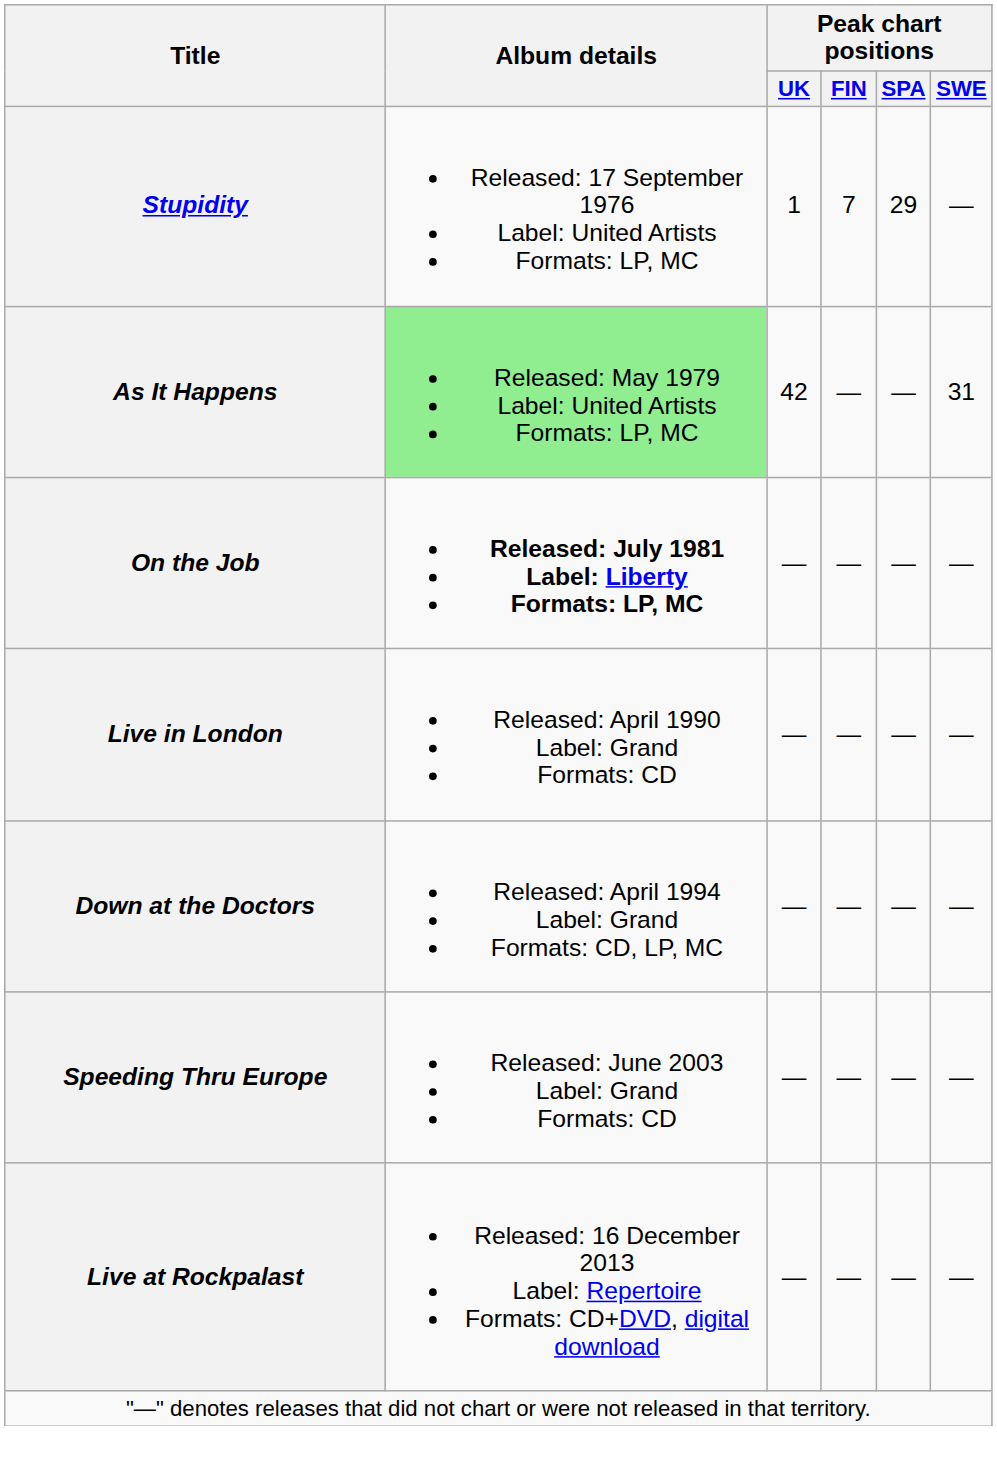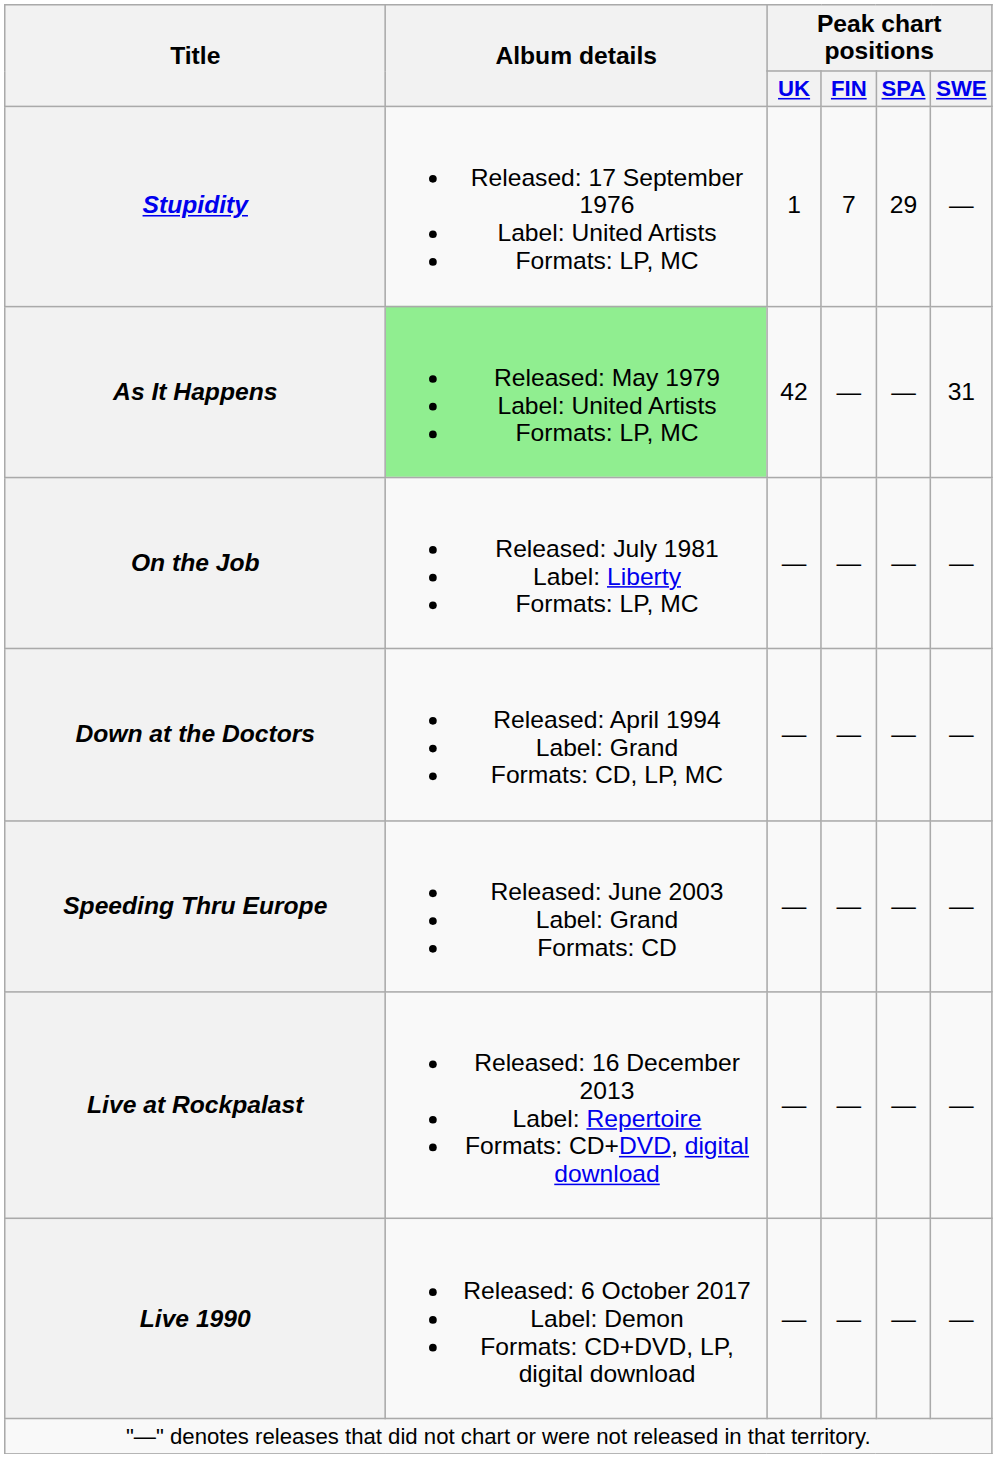(576, 577) bold -> (576, 577) normal
- row: (195, 734)
+ row: (195, 1318)
